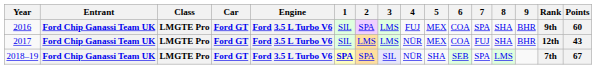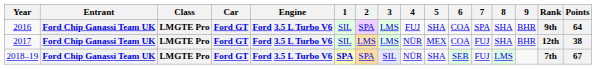(436, 27) MEX -> (436, 27) SHA
(578, 27) 60 -> (578, 27) 64
(578, 42) 43 -> (578, 42) 38
(482, 57) SPA -> (482, 57) FUJ
